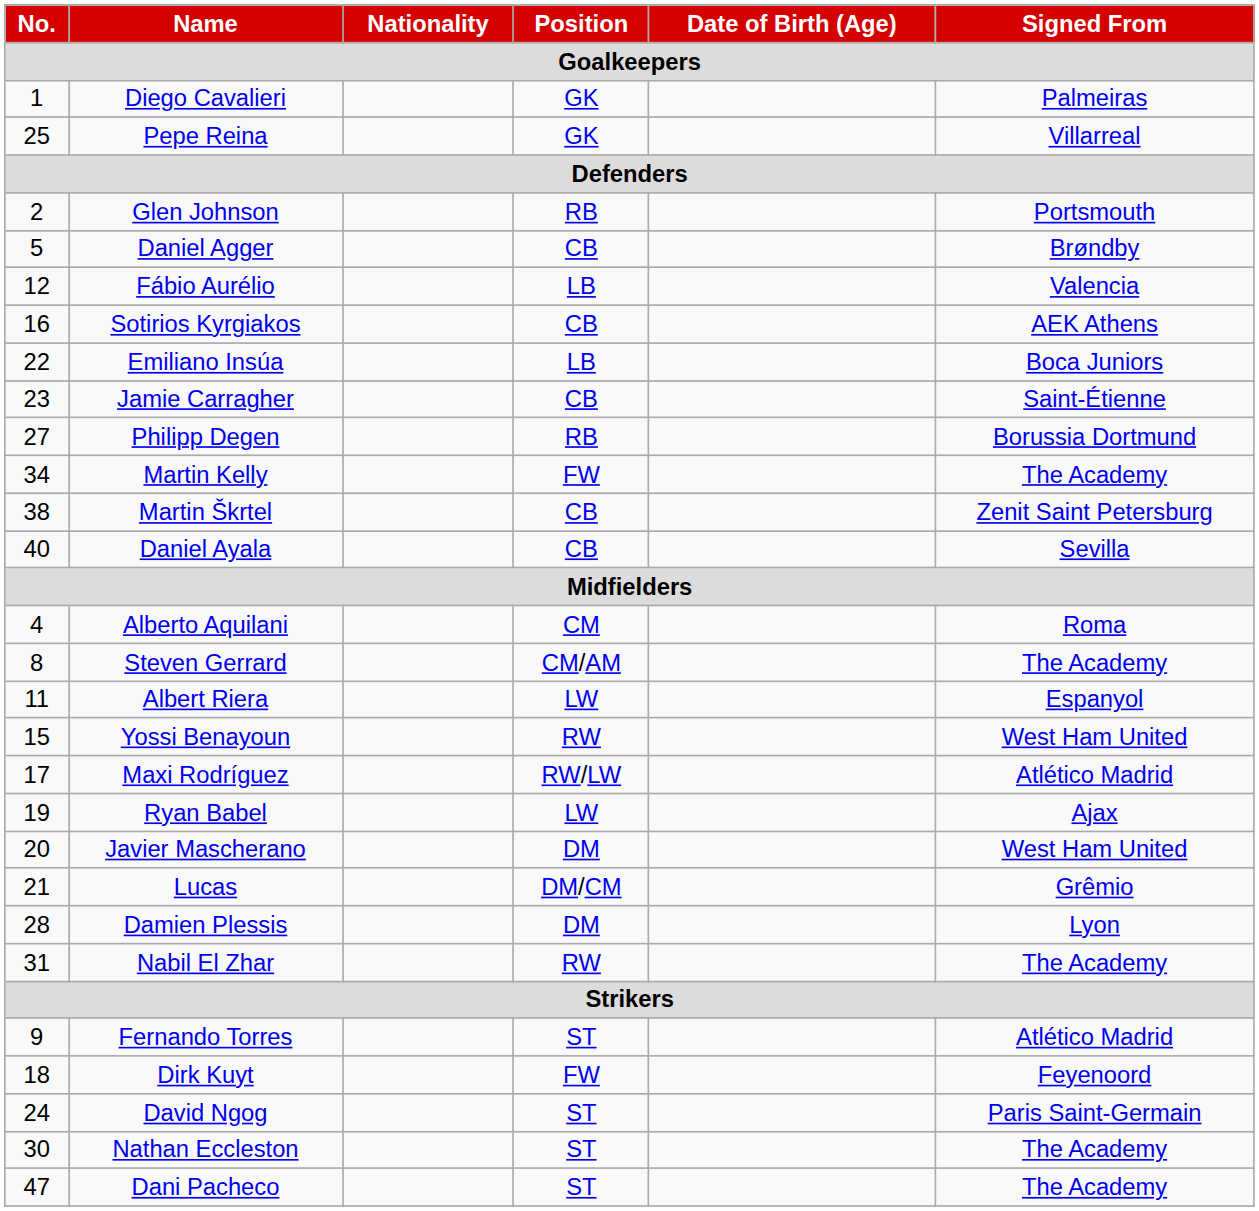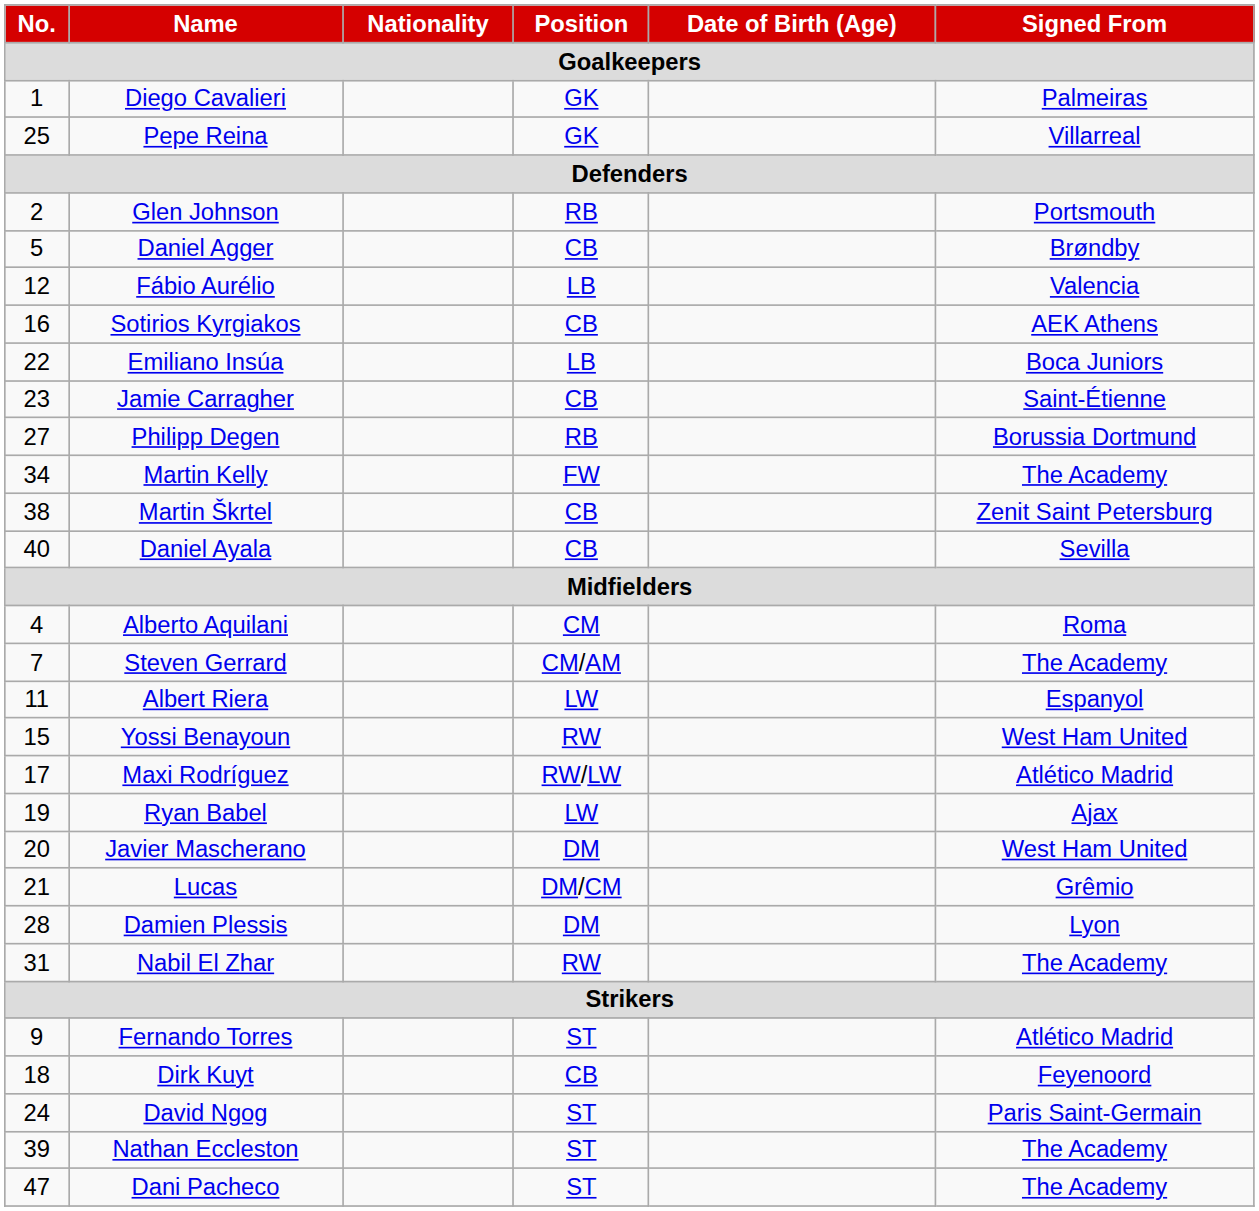(37, 662) 8 -> (37, 662) 7
(581, 1075) FW -> (581, 1075) CB
(37, 1150) 30 -> (37, 1150) 39
